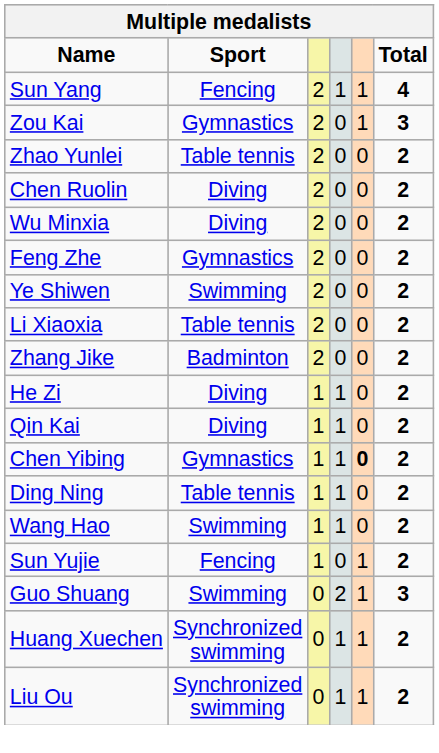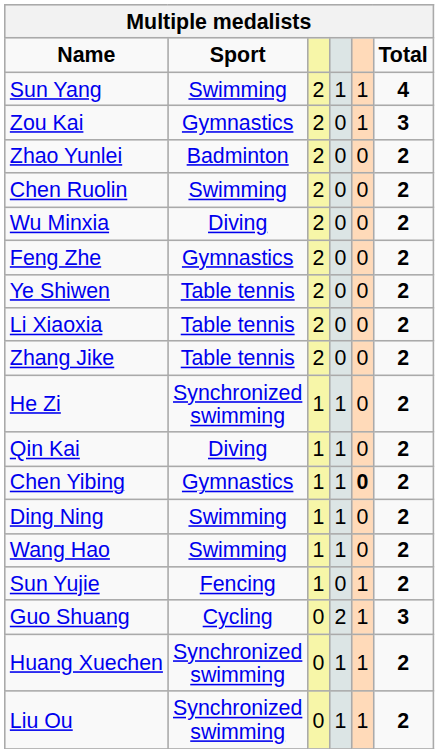(238, 89) Fencing -> (238, 89) Swimming
(238, 156) Table tennis -> (238, 156) Badminton
(238, 189) Diving -> (238, 189) Swimming
(238, 290) Swimming -> (238, 290) Table tennis
(238, 358) Badminton -> (238, 358) Table tennis
(238, 391) Diving -> (238, 403) Synchronized swimming
(238, 492) Table tennis -> (238, 516) Swimming
(238, 593) Swimming -> (238, 617) Cycling
